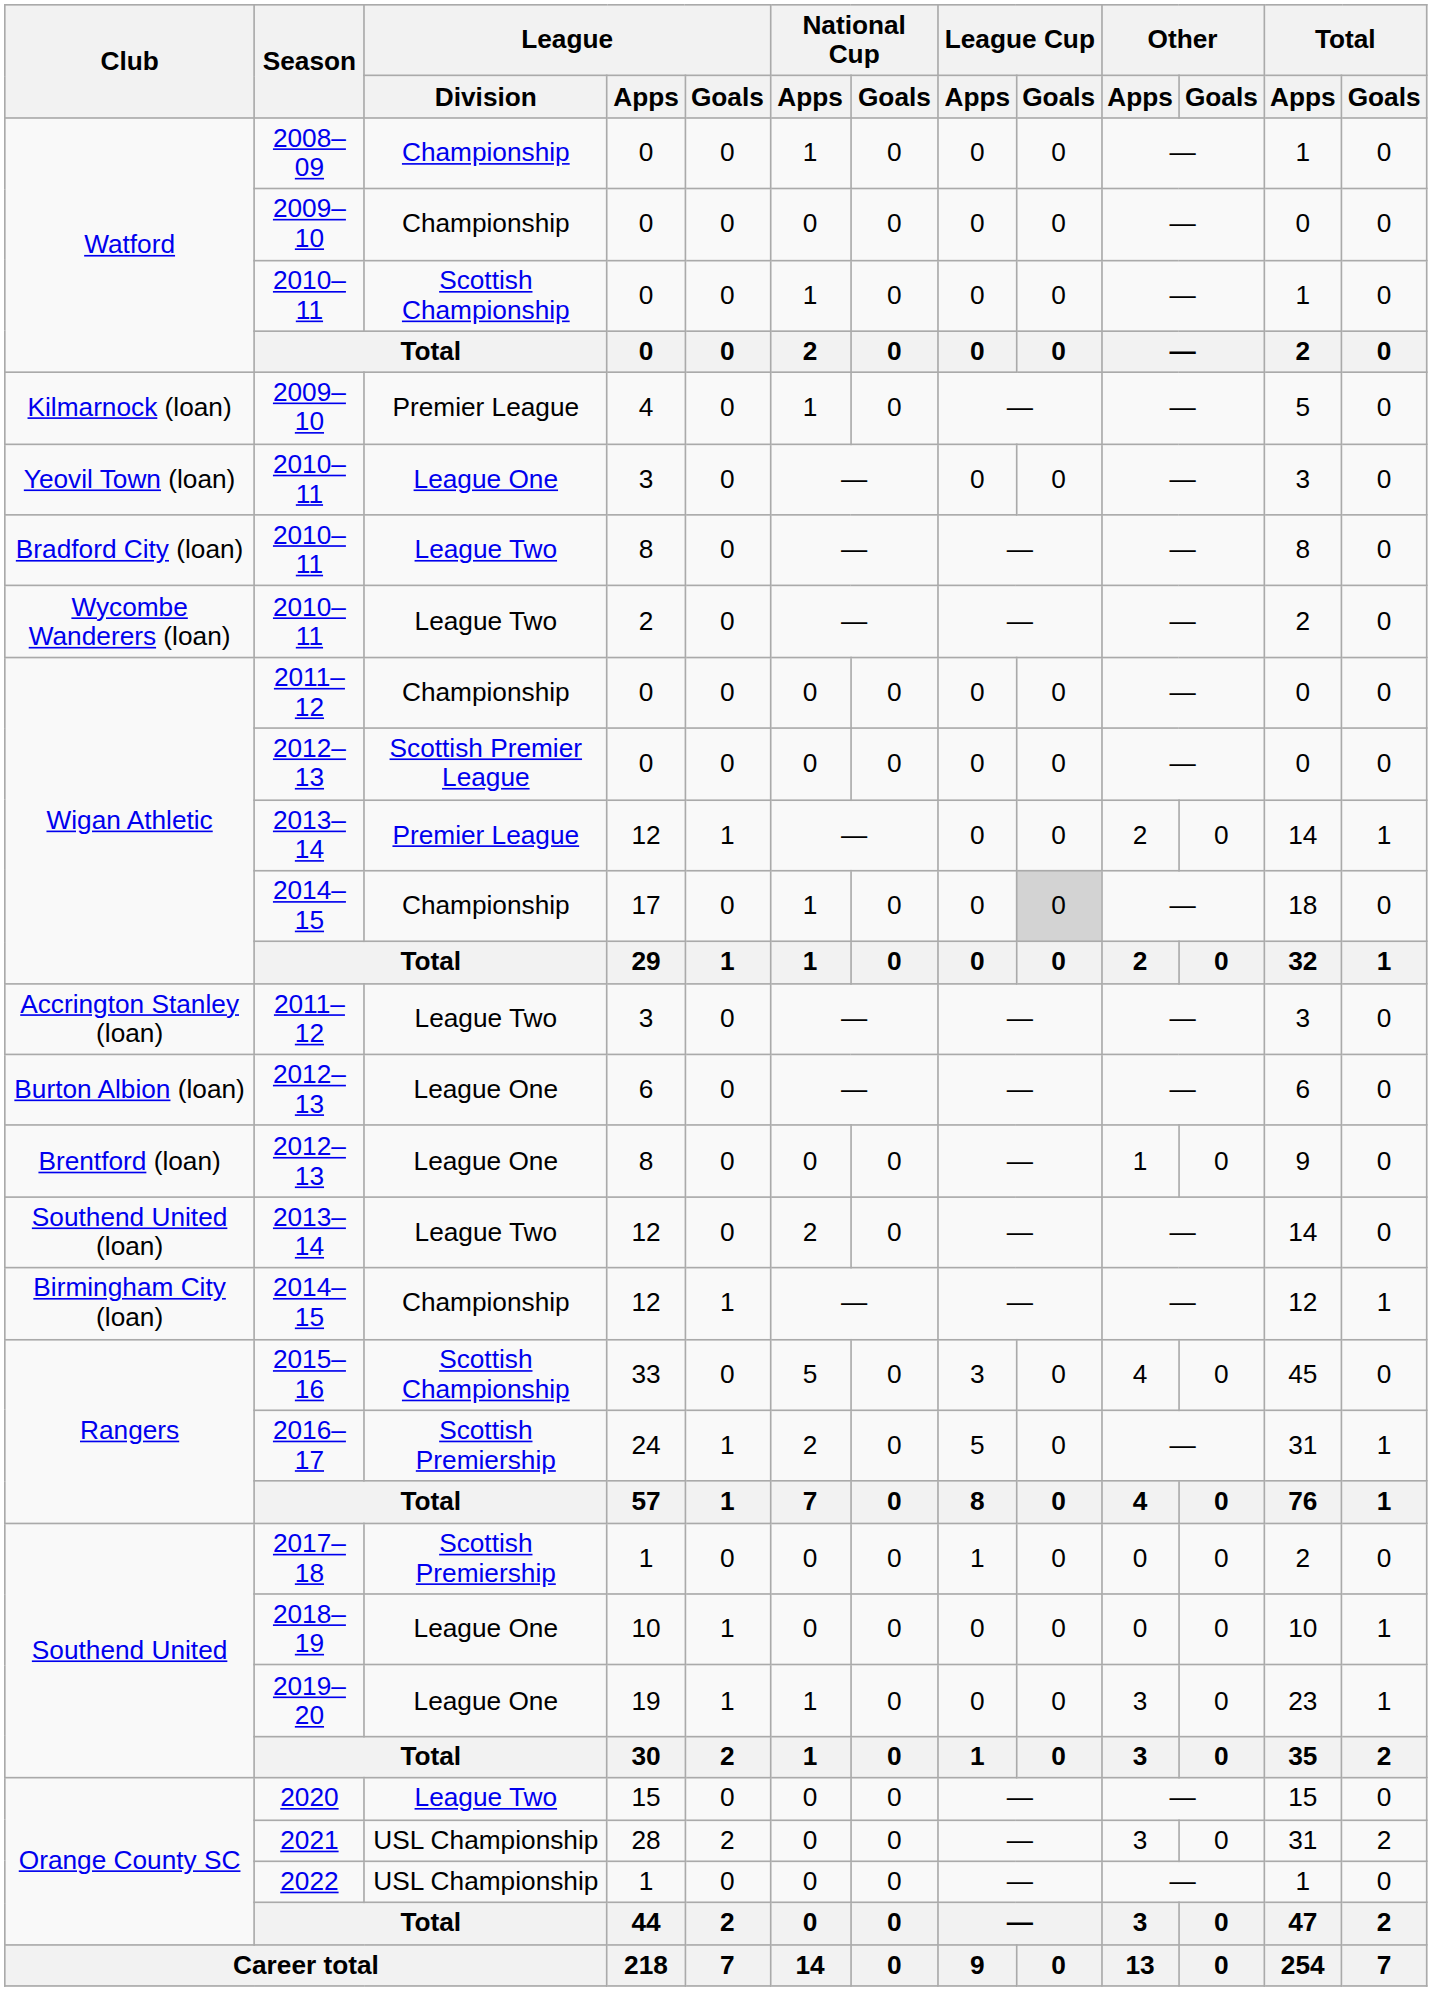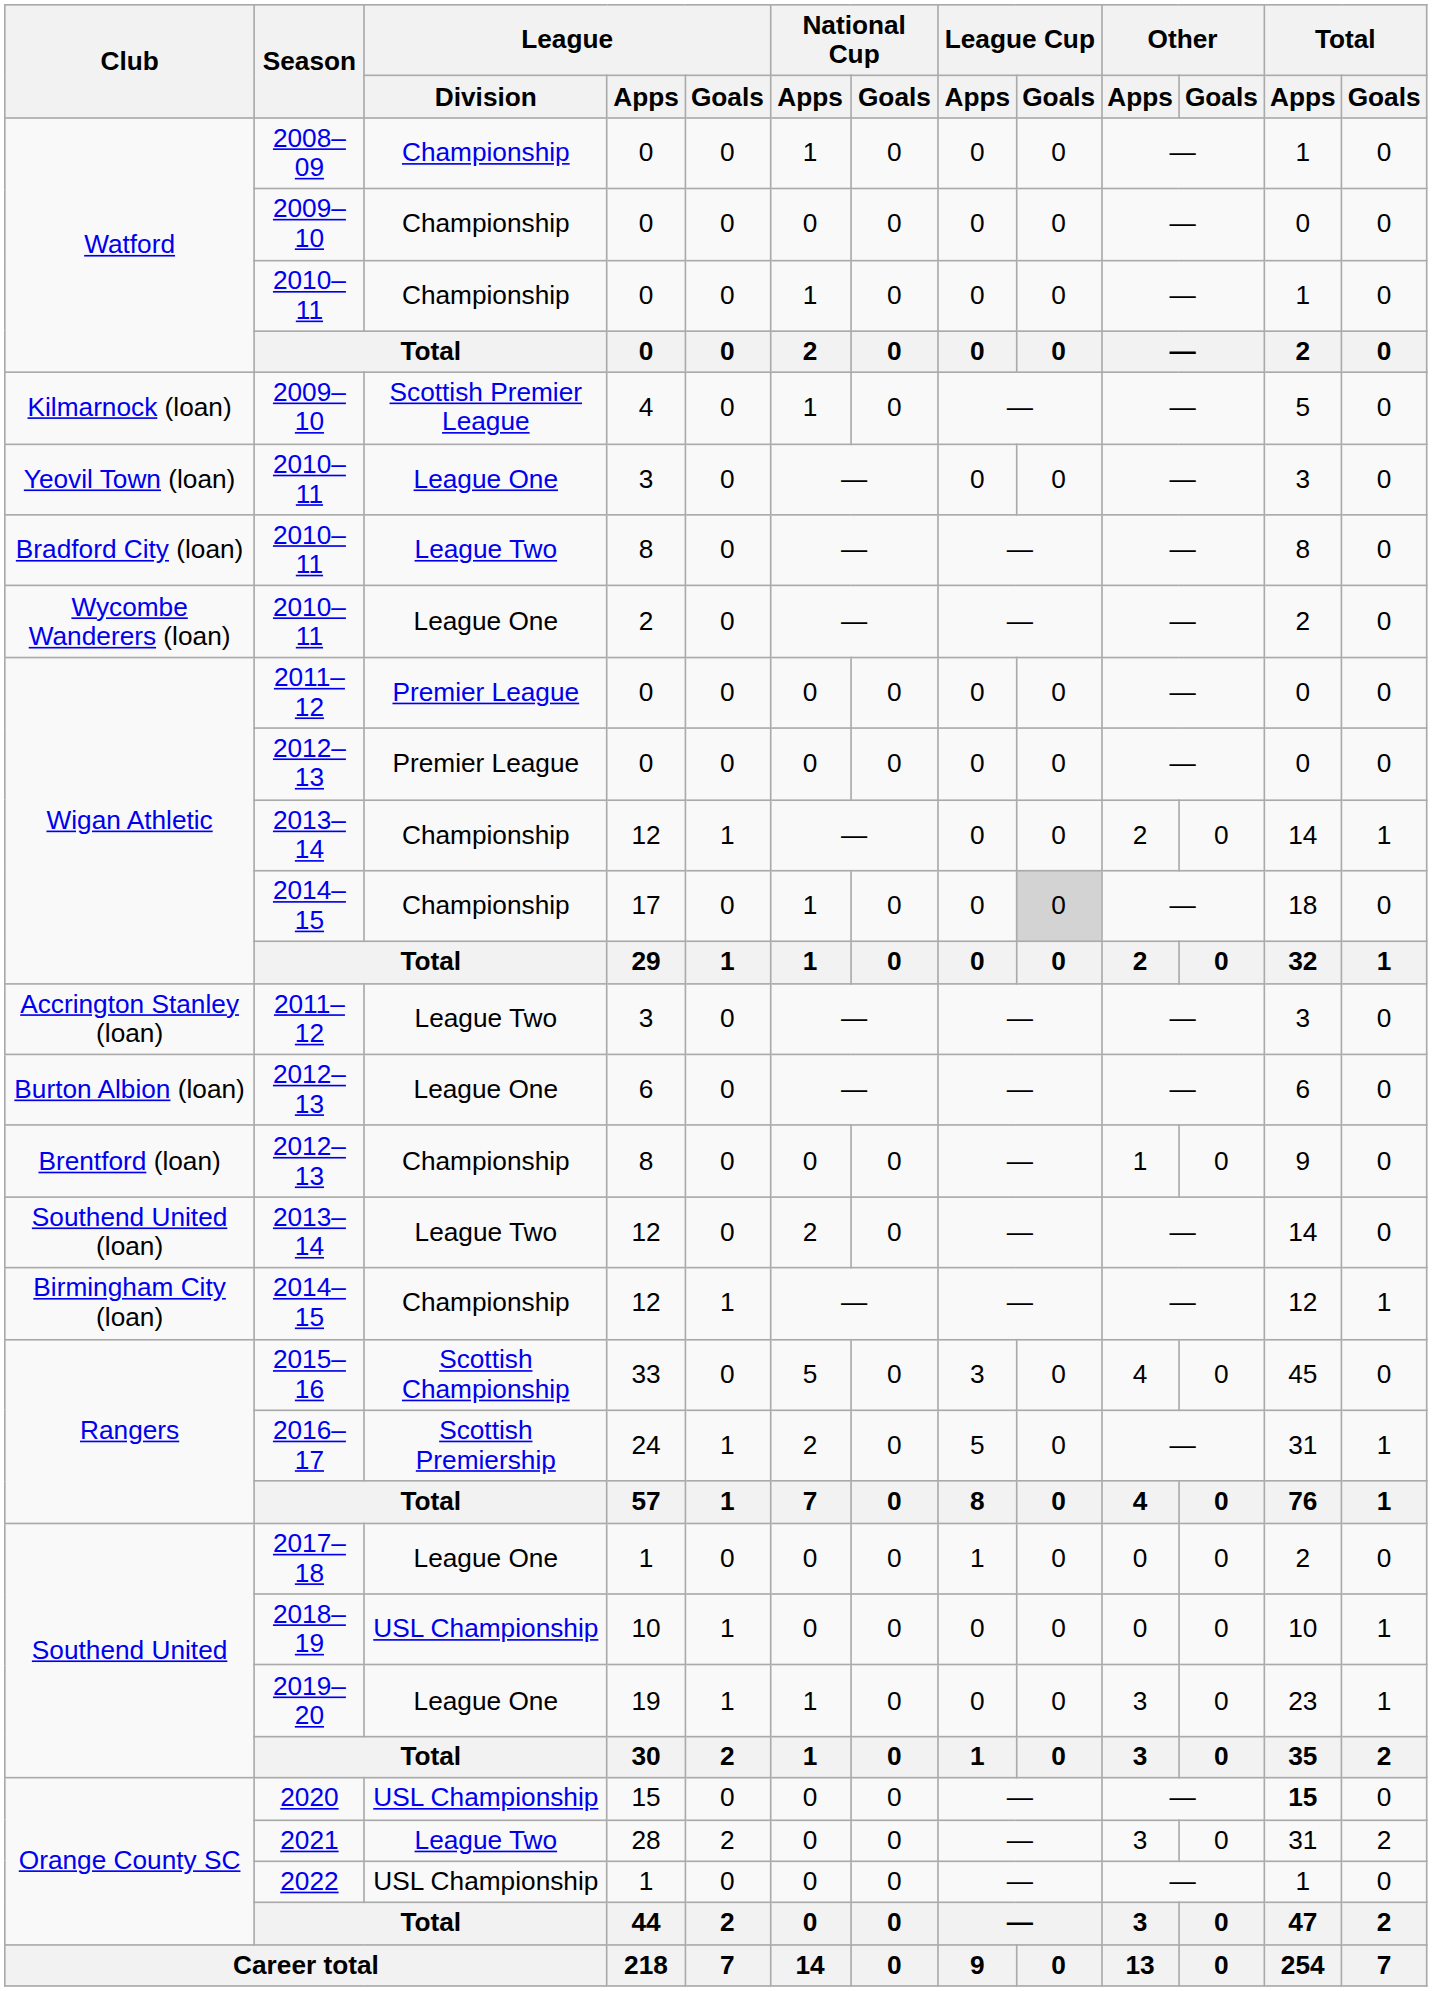(486, 295) Scottish Championship -> (486, 295) Championship
(486, 407) Premier League -> (486, 407) Scottish Premier League
(486, 621) League Two -> (486, 621) League One
(486, 692) Championship -> (486, 692) Premier League
(486, 763) Scottish Premier League -> (486, 763) Premier League
(486, 834) Premier League -> (486, 834) Championship
(486, 1160) League One -> (486, 1160) Championship
(486, 1558) Scottish Premiership -> (486, 1558) League One
(486, 1629) League One -> (486, 1629) USL Championship
(486, 1798) League Two -> (486, 1798) USL Championship
(1303, 1798) normal -> (1303, 1798) bold
(486, 1839) USL Championship -> (486, 1839) League Two
